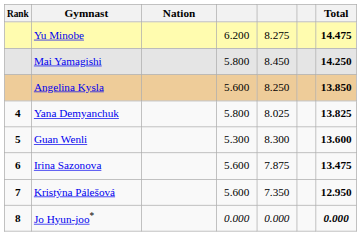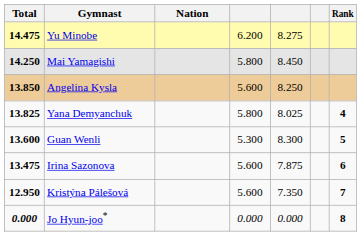columns swapped: (18, 14) <-> (336, 13)
